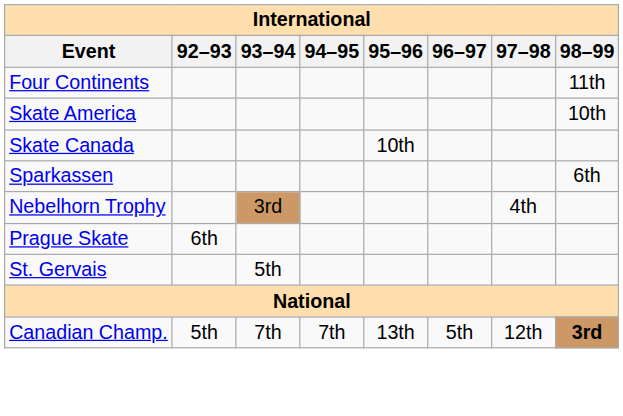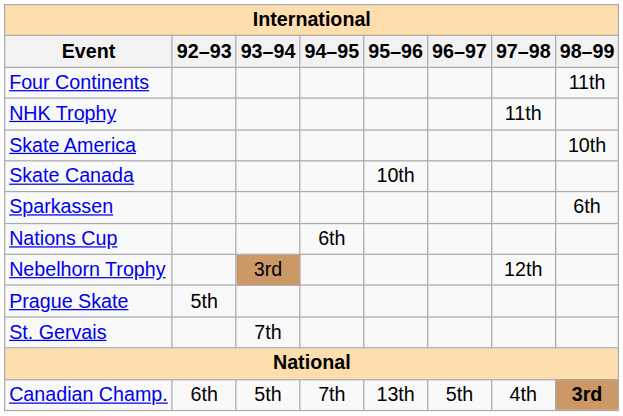+ row: (63, 113)
+ row: (63, 238)
(523, 207) 4th -> (523, 269) 12th
(204, 238) 6th -> (204, 301) 5th
(268, 269) 5th -> (268, 332) 7th
(204, 332) 5th -> (204, 394) 6th
(268, 332) 7th -> (268, 394) 5th
(523, 332) 12th -> (523, 394) 4th
